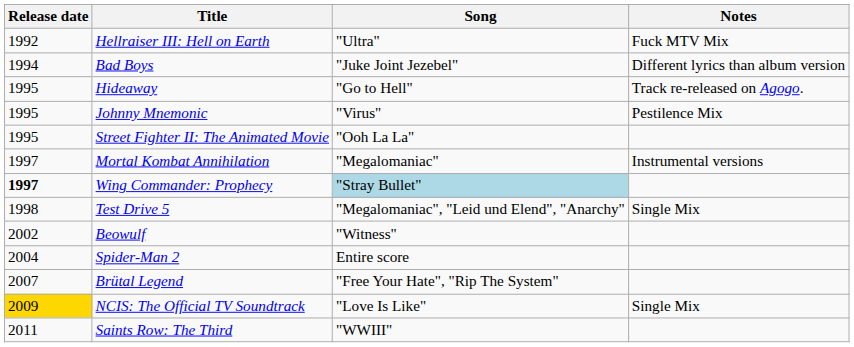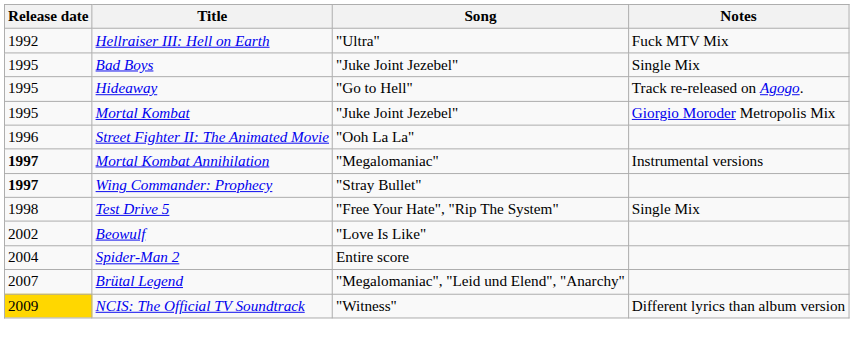(23, 64) 1994 -> (23, 64) 1995
(738, 64) Different lyrics than album version -> (666, 64) Single Mix
- row: (152, 112)
+ row: (143, 112)
(23, 137) 1995 -> (23, 137) 1996
(23, 161) normal -> (23, 161) bold
(379, 185) lightblue background -> (379, 185) no background
(480, 209) "Megalomaniac", "Leid und Elend", "Anarchy" -> (447, 209) "Free Your Hate", "Rip The System"
(366, 233) "Witness" -> (381, 233) "Love Is Like"
(447, 281) "Free Your Hate", "Rip The System" -> (480, 281) "Megalomaniac", "Leid und Elend", "Anarchy"
(381, 305) "Love Is Like" -> (366, 305) "Witness"
(666, 305) Single Mix -> (738, 305) Different lyrics than album version
- row: (164, 329)
